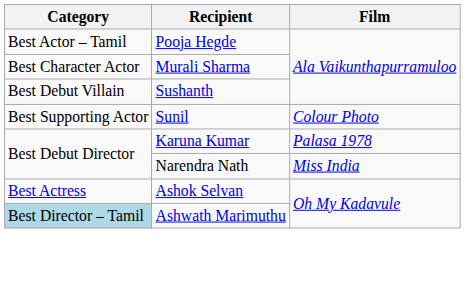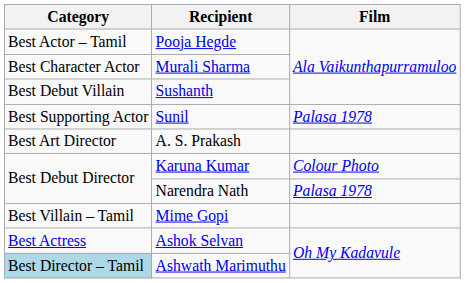(336, 116) Colour Photo -> (332, 116) Palasa 1978
+ row: (198, 141)
(332, 141) Palasa 1978 -> (336, 166) Colour Photo
(326, 166) Miss India -> (332, 191) Palasa 1978
+ row: (192, 215)
